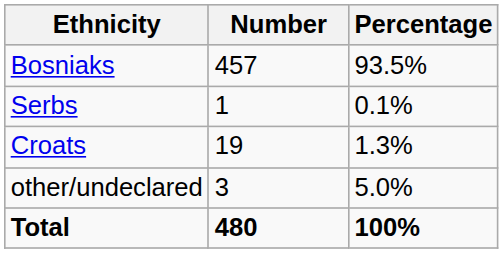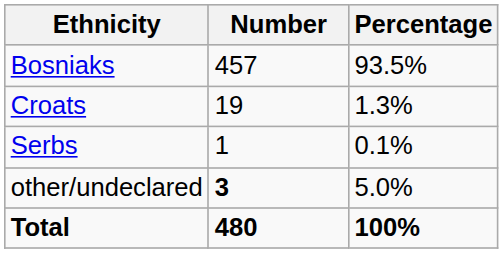rows swapped: (48, 146) <-> (44, 106)
(222, 187) normal -> (222, 187) bold
